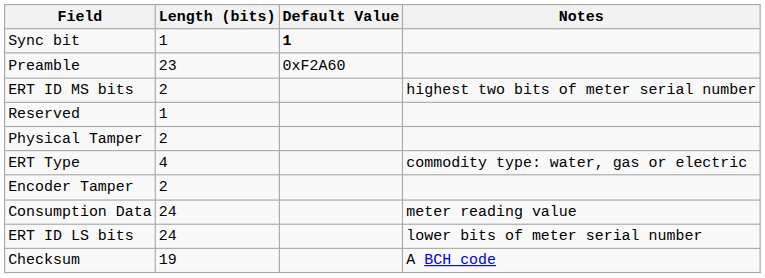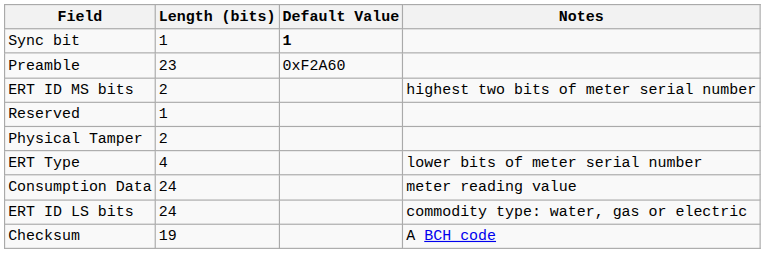(577, 163) commodity type: water, gas or electric -> (554, 163) lower bits of meter serial number
- row: (71, 187)
(554, 236) lower bits of meter serial number -> (577, 212) commodity type: water, gas or electric
